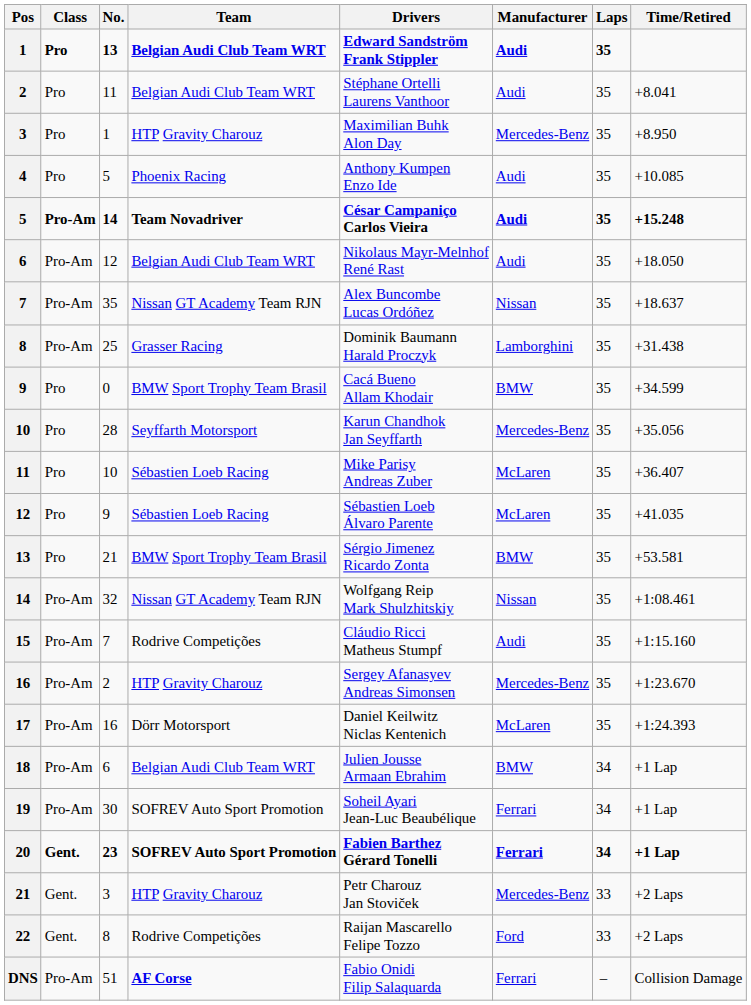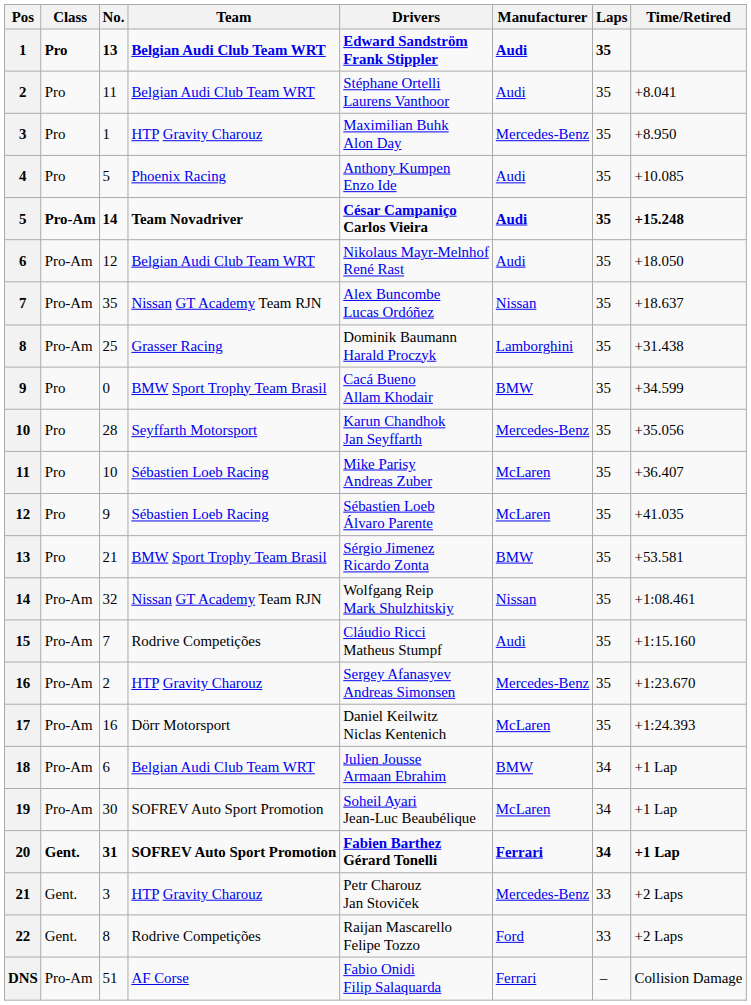(516, 809) Ferrari -> (523, 809) McLaren
(110, 852) 23 -> (110, 852) 31
(161, 978) bold -> (160, 978) normal
